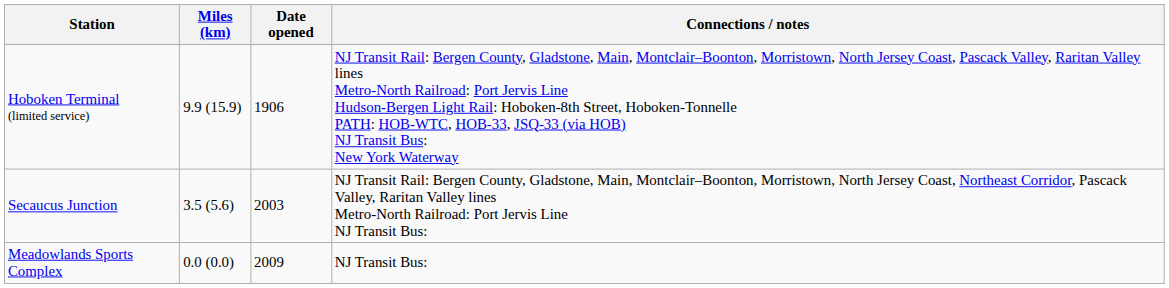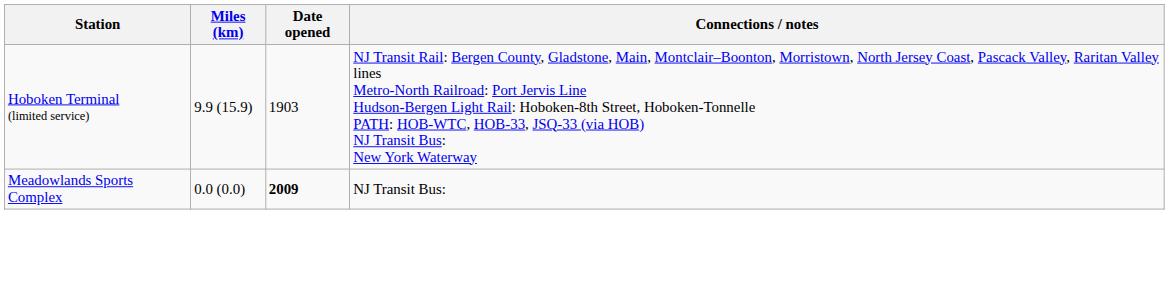(269, 106) 1906 -> (284, 106) 1903
- row: (63, 205)
(269, 262) normal -> (284, 189) bold
